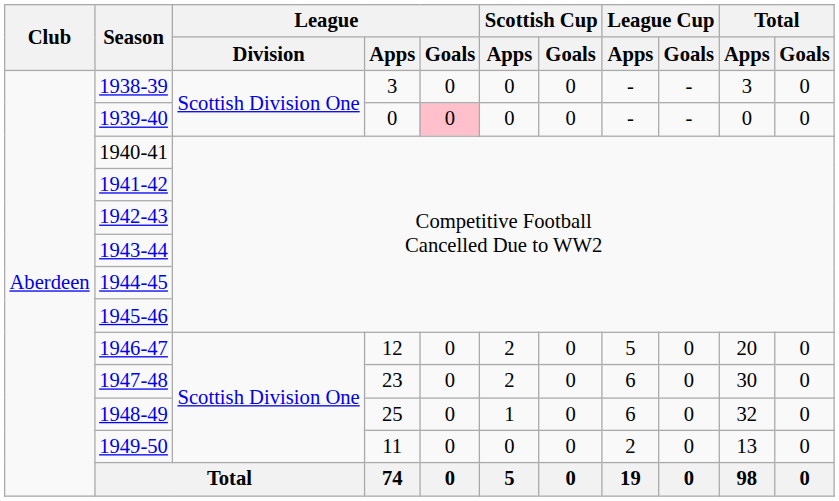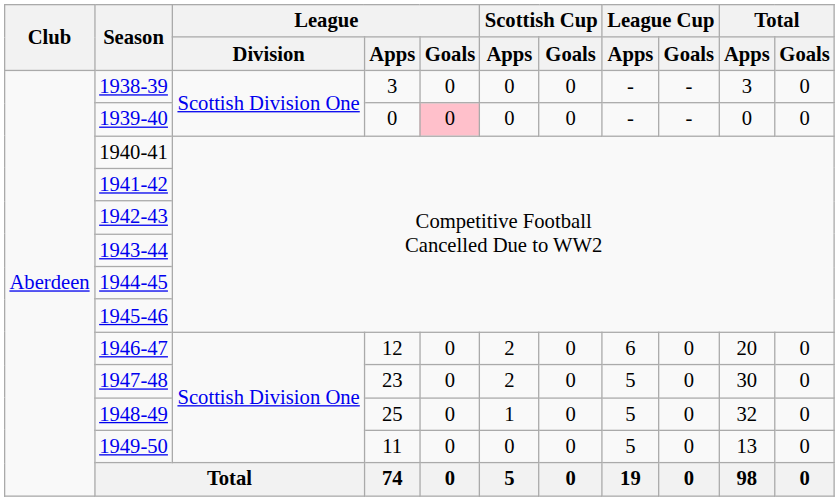(630, 348) 5 -> (630, 348) 6
(630, 380) 6 -> (630, 380) 5
(630, 413) 6 -> (630, 413) 5
(630, 446) 2 -> (630, 446) 5
